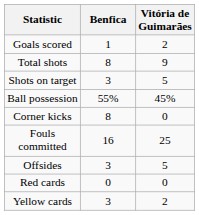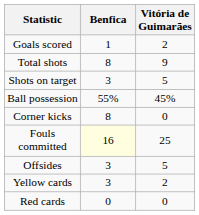(108, 140) no background -> (108, 140) lightyellow background
rows swapped: (42, 201) <-> (42, 183)
